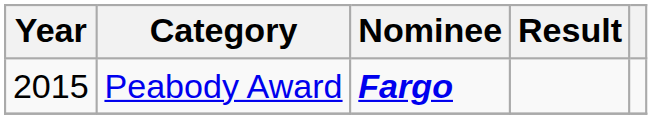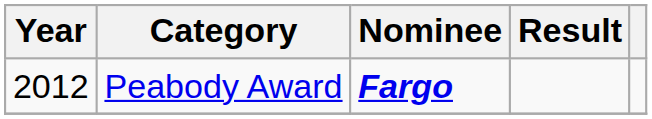(51, 85) 2015 -> (51, 85) 2012
